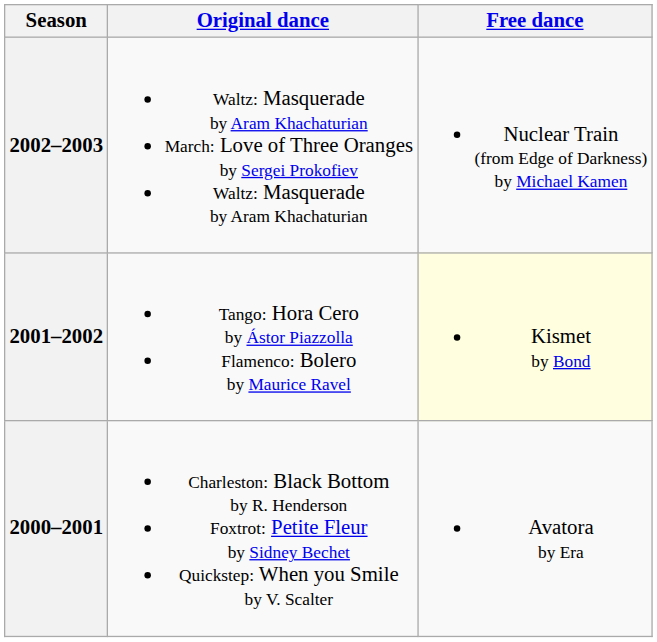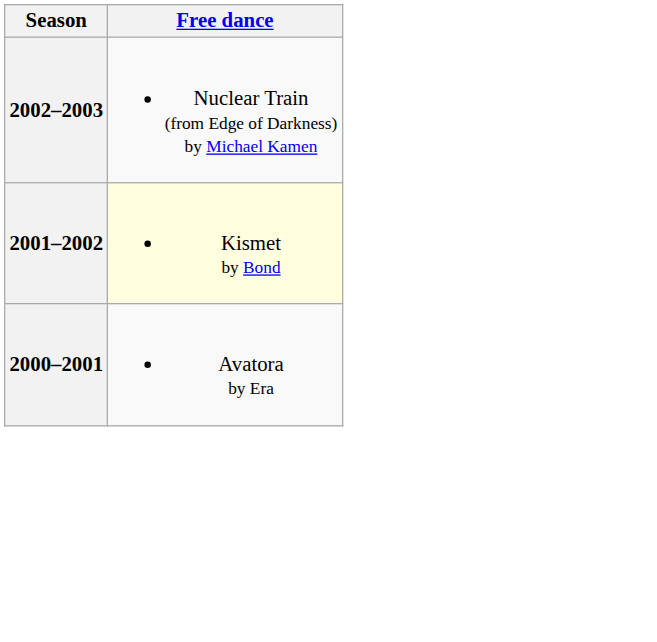- column: (263, 20)
